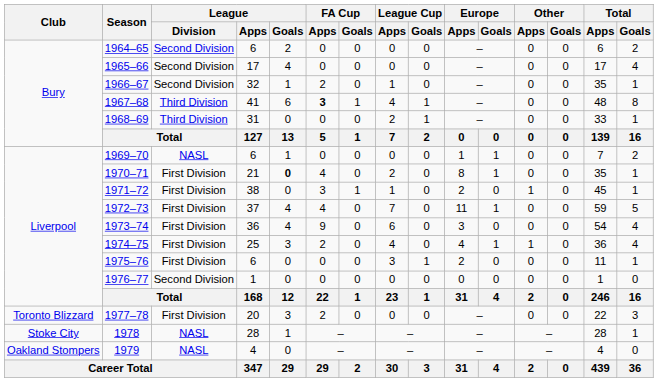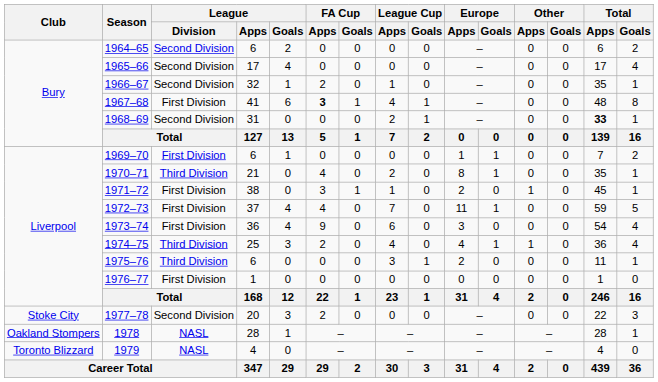(194, 102) Third Division -> (194, 102) First Division
(194, 119) Third Division -> (194, 119) Second Division
(600, 119) normal -> (600, 119) bold
(194, 155) NASL -> (194, 155) First Division
(194, 173) First Division -> (194, 173) Third Division
(288, 173) bold -> (288, 173) normal
(194, 244) First Division -> (194, 244) Third Division
(194, 262) First Division -> (194, 262) Third Division
(194, 279) Second Division -> (194, 279) First Division
(53, 315) Toronto Blizzard -> (53, 315) Stoke City
(194, 315) First Division -> (194, 315) Second Division
(53, 333) Stoke City -> (53, 333) Oakland Stompers
(53, 350) Oakland Stompers -> (53, 350) Toronto Blizzard
